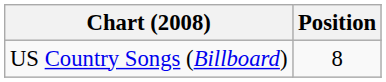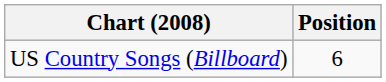(337, 58) 8 -> (337, 58) 6
